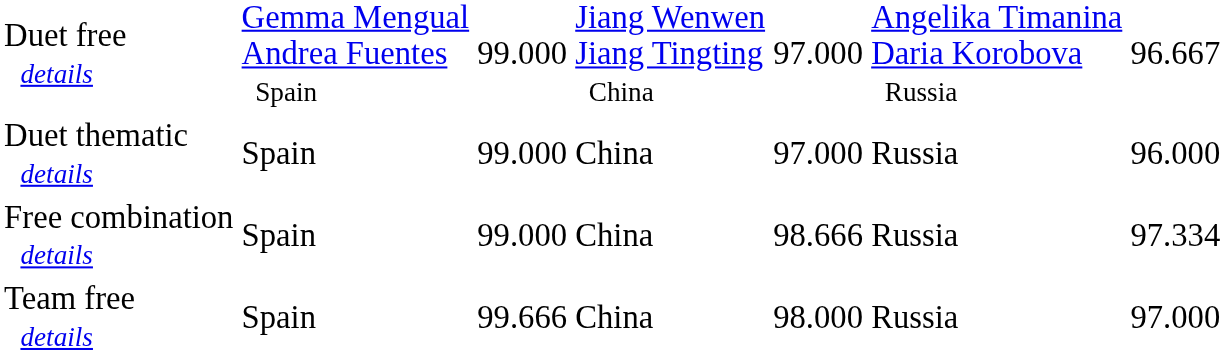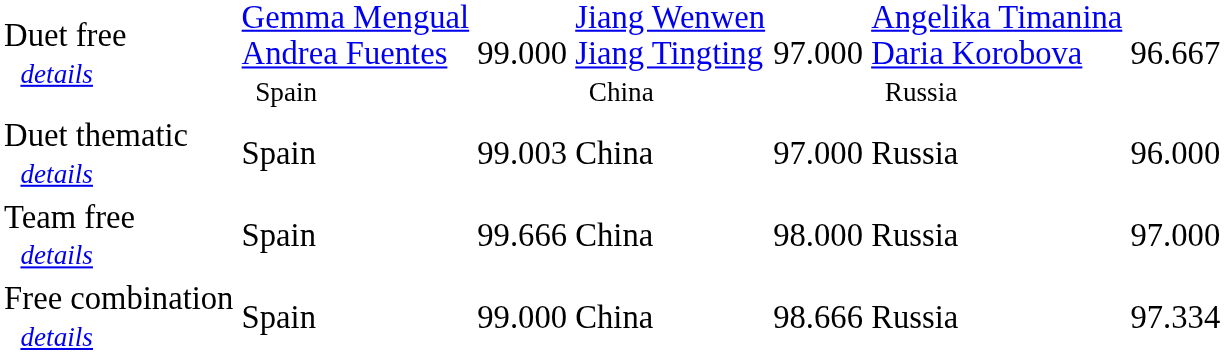(522, 153) 99.000 -> (522, 153) 99.003
rows swapped: (70, 316) <-> (119, 235)
